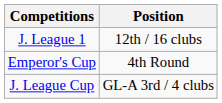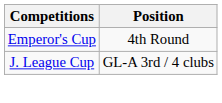- row: (52, 39)
